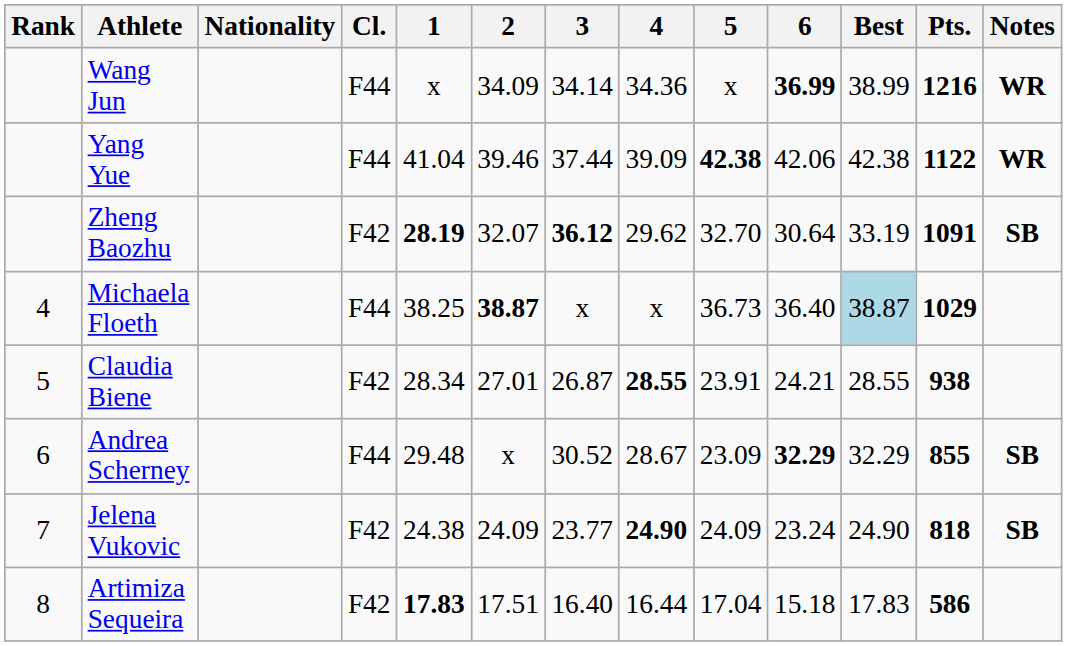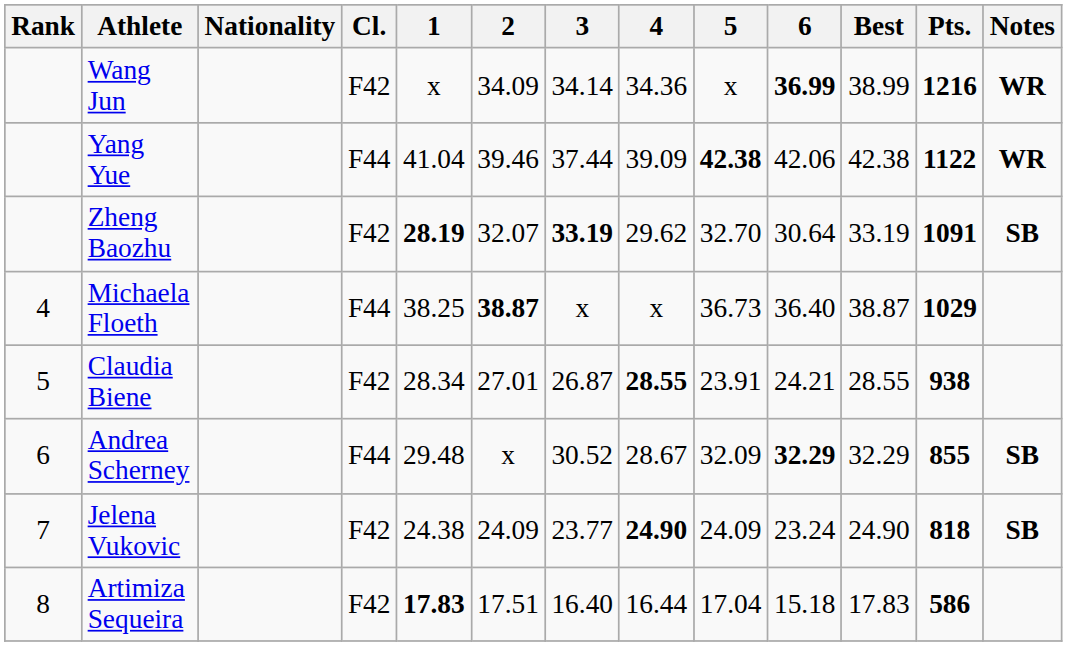(369, 84) F44 -> (369, 84) F42
(582, 233) 36.12 -> (582, 233) 33.19
(879, 307) lightblue background -> (879, 307) no background
(731, 455) 23.09 -> (731, 455) 32.09
